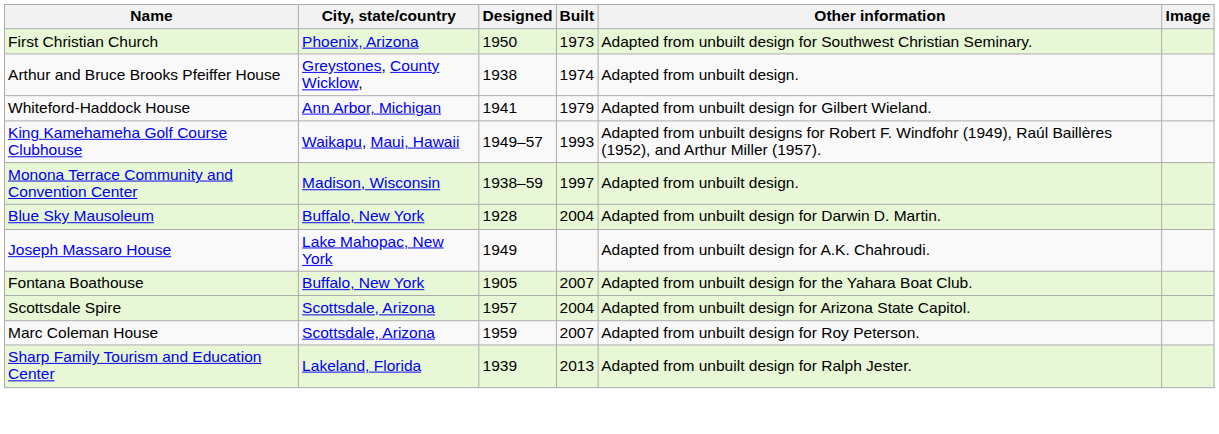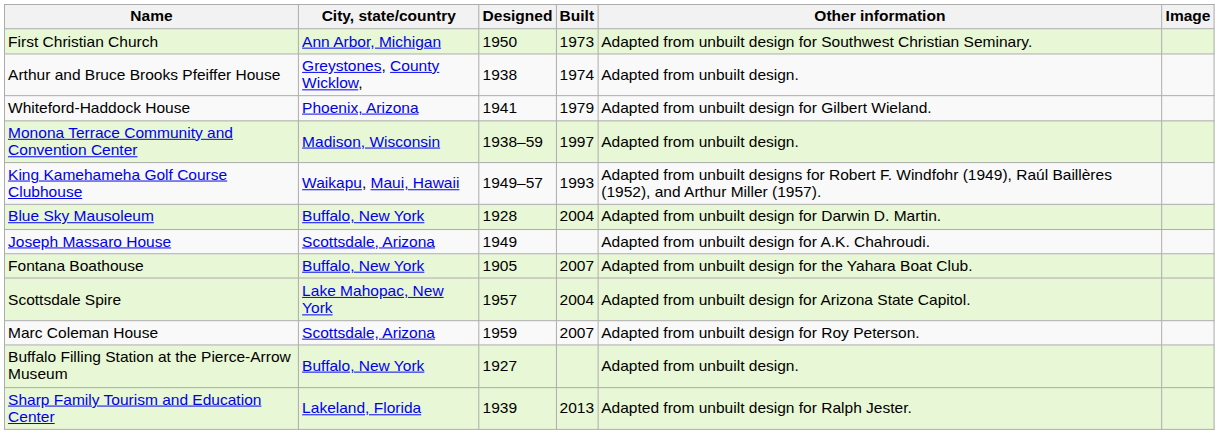(360, 41) Phoenix, Arizona -> (372, 41) Ann Arbor, Michigan
(372, 108) Ann Arbor, Michigan -> (360, 108) Phoenix, Arizona
rows swapped: (118, 141) <-> (120, 183)
(373, 250) Lake Mahopac, New York -> (369, 241) Scottsdale, Arizona
(369, 308) Scottsdale, Arizona -> (373, 299) Lake Mahopac, New York
+ row: (149, 366)
